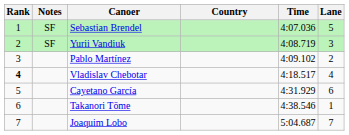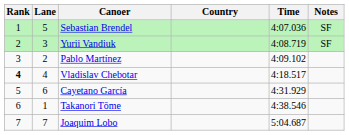columns swapped: (331, 12) <-> (50, 12)
